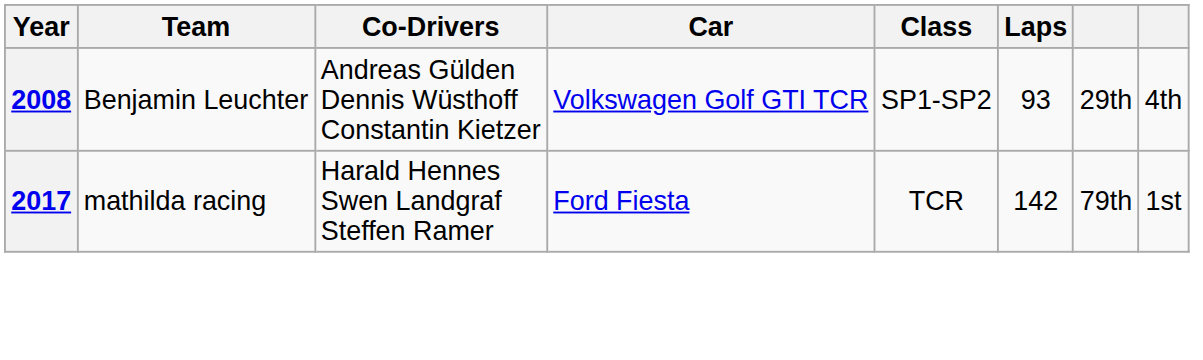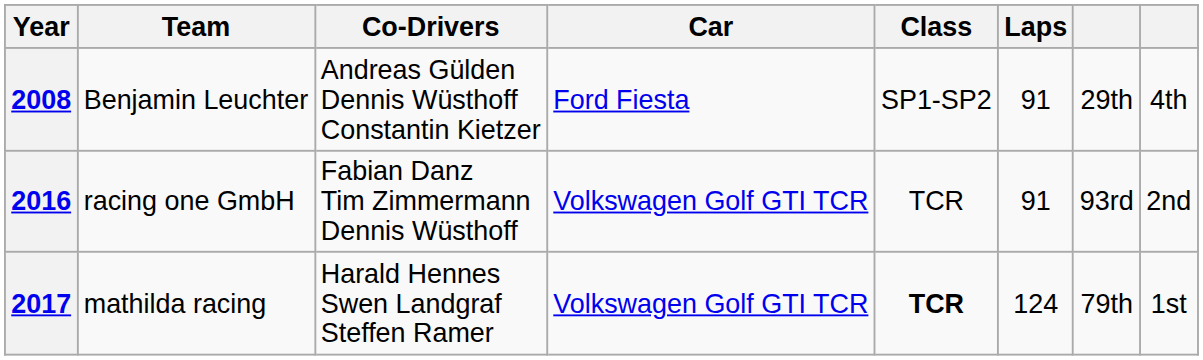(711, 99) Volkswagen Golf GTI TCR -> (621, 99) Ford Fiesta
(1036, 99) 93 -> (1036, 99) 91
+ row: (41, 201)
(621, 201) Ford Fiesta -> (711, 304) Volkswagen Golf GTI TCR
(936, 201) normal -> (936, 304) bold
(1036, 201) 142 -> (1036, 304) 124
